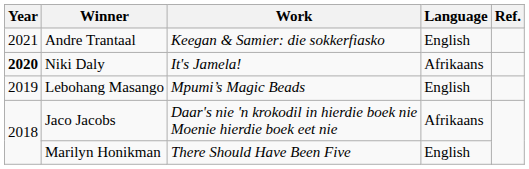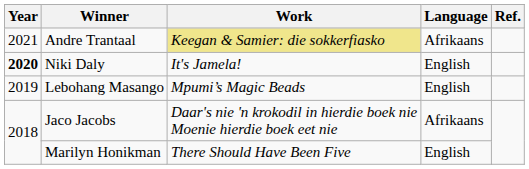(278, 40) no background -> (278, 40) khaki background
(447, 40) English -> (454, 40) Afrikaans
(454, 64) Afrikaans -> (447, 64) English
